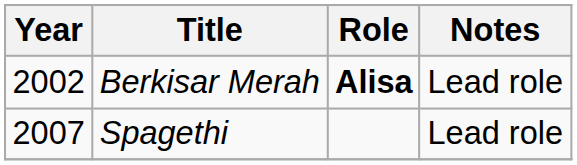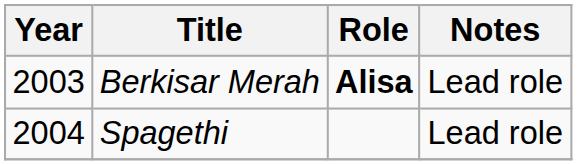(49, 81) 2002 -> (49, 81) 2003
(49, 133) 2007 -> (49, 133) 2004
